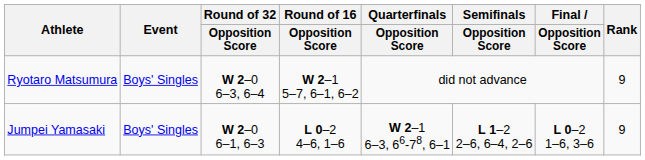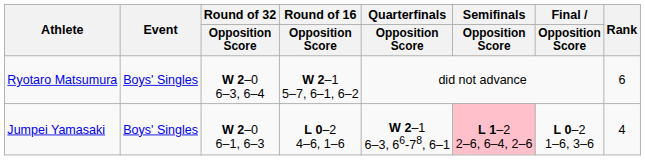(622, 80) 9 -> (622, 80) 6
(494, 136) no background -> (494, 136) pink background
(622, 129) 9 -> (622, 129) 4
